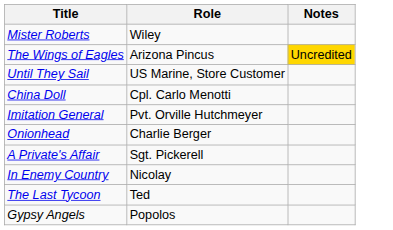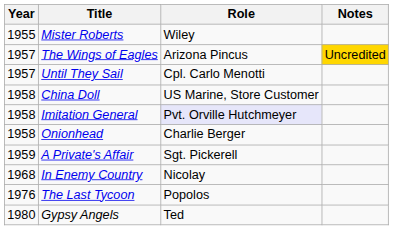+ column: (21, 14)
(207, 74) US Marine, Store Customer -> (214, 74) Cpl. Carlo Menotti
(180, 94) Cpl. Carlo Menotti -> (241, 94) US Marine, Store Customer
(196, 114) no background -> (230, 114) lavender background
(140, 194) Ted -> (186, 194) Popolos
(152, 214) Popolos -> (174, 214) Ted
